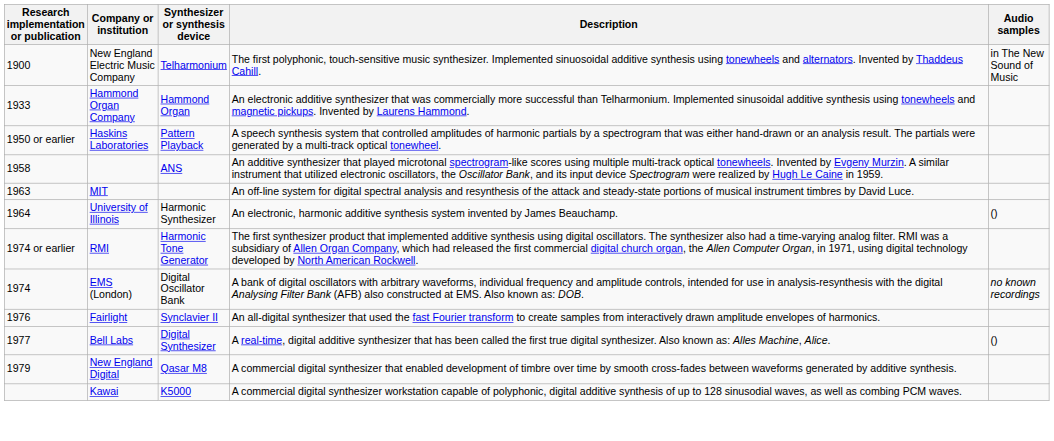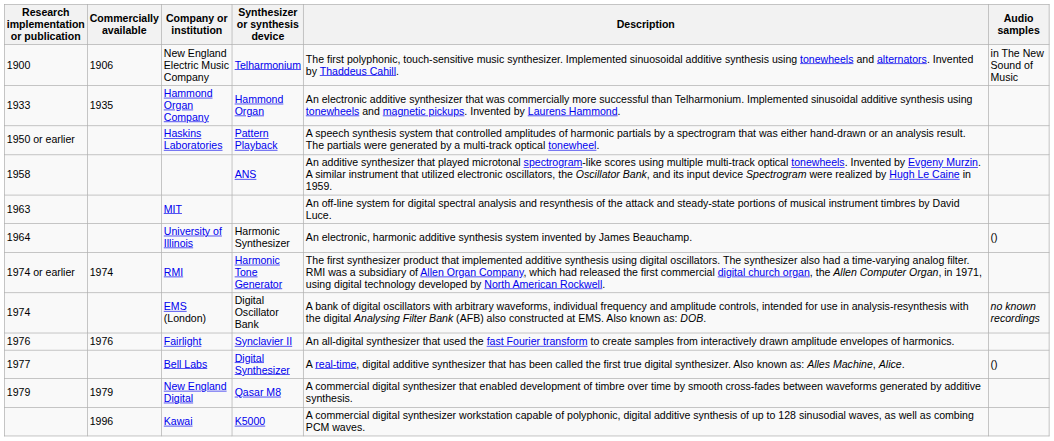+ column: (124, 24)
